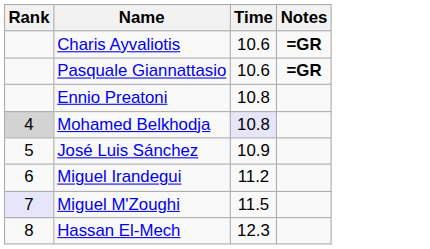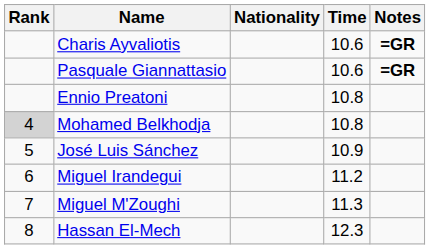+ column: (277, 17)
(253, 124) lavender background -> (347, 124) no background
(29, 204) lavender background -> (29, 204) no background
(253, 204) 11.5 -> (347, 204) 11.3
